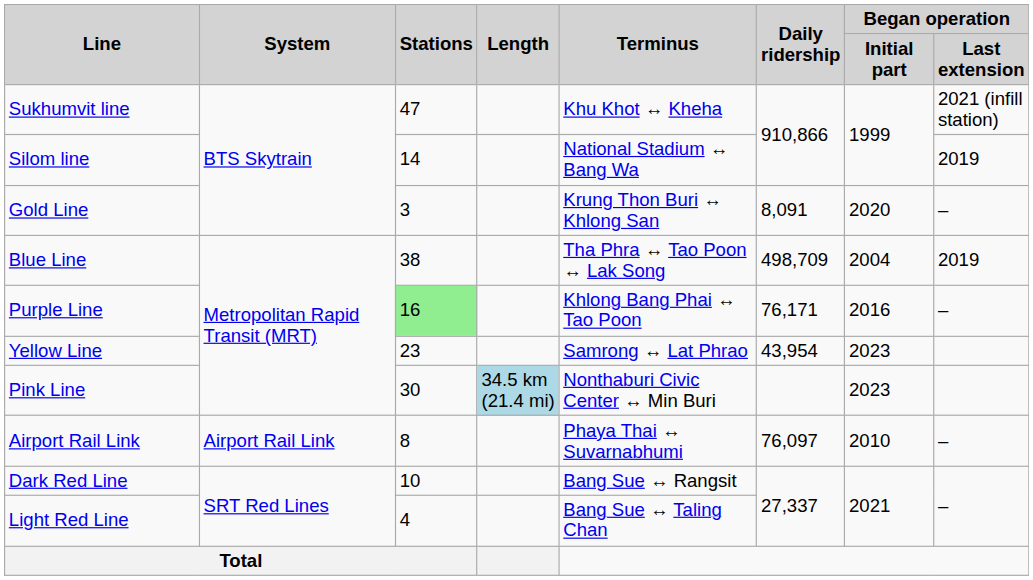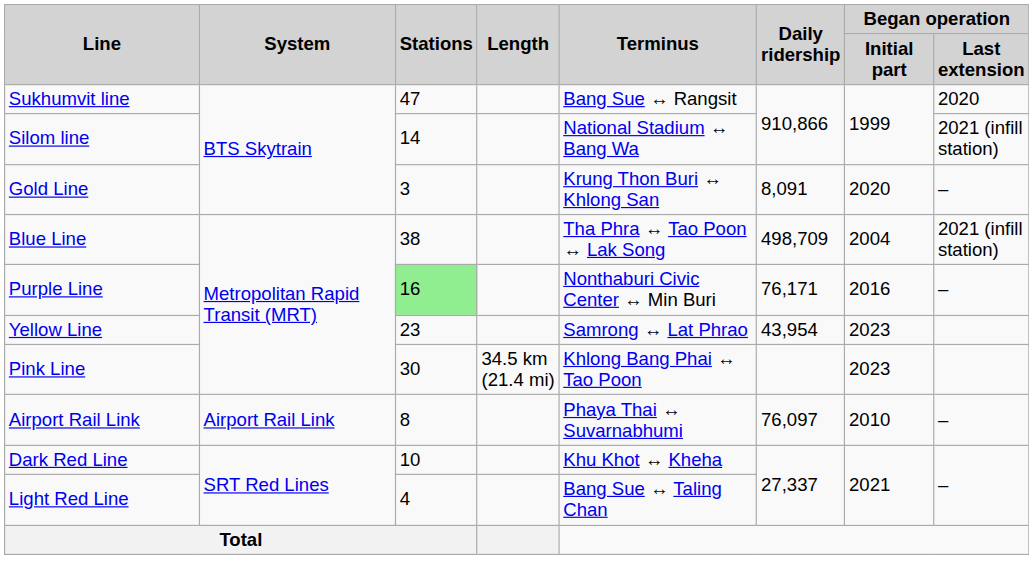(643, 109) Khu Khot ↔ Kheha -> (650, 98) Bang Sue ↔ Rangsit
(980, 109) 2021 (infill station) -> (959, 98) 2020
(959, 159) 2019 -> (980, 138) 2021 (infill station)
(959, 260) 2019 -> (980, 239) 2021 (infill station)
(649, 310) Khlong Bang Phai ↔ Tao Poon -> (640, 289) Nonthaburi Civic Center ↔ Min Buri
(518, 390) lightblue background -> (518, 369) no background
(640, 390) Nonthaburi Civic Center ↔ Min Buri -> (649, 369) Khlong Bang Phai ↔ Tao Poon
(650, 480) Bang Sue ↔ Rangsit -> (643, 459) Khu Khot ↔ Kheha
